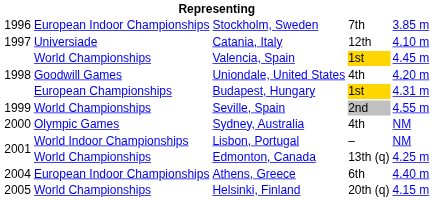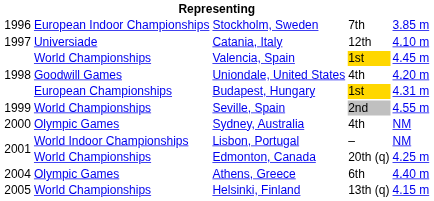(369, 157) 13th (q) -> (369, 157) 20th (q)
(122, 174) European Indoor Championships -> (77, 174) Olympic Games
(369, 190) 20th (q) -> (369, 190) 13th (q)
